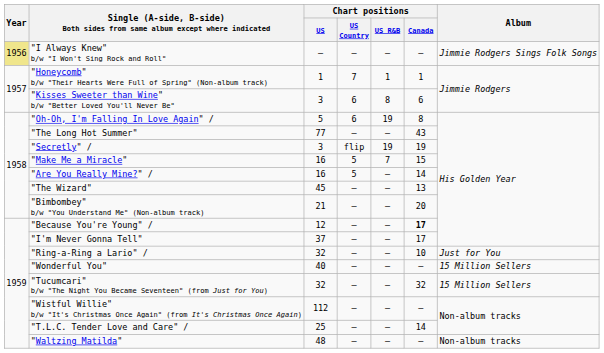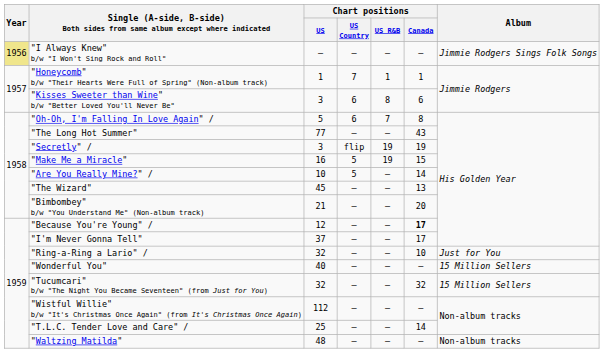(388, 119) 19 -> (388, 119) 7
(388, 160) 7 -> (388, 160) 19
(321, 174) 16 -> (321, 174) 10
